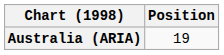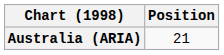(181, 39) 19 -> (181, 39) 21
